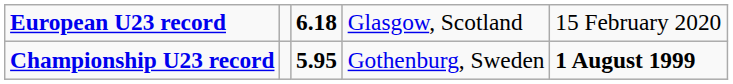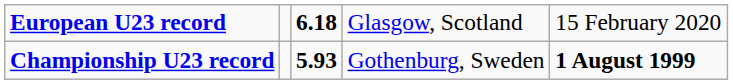(316, 60) 5.95 -> (316, 60) 5.93
